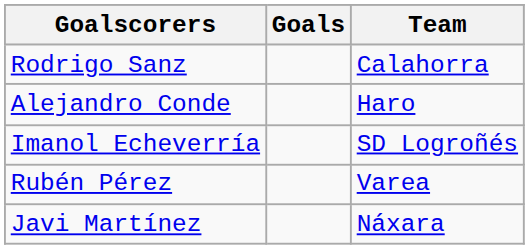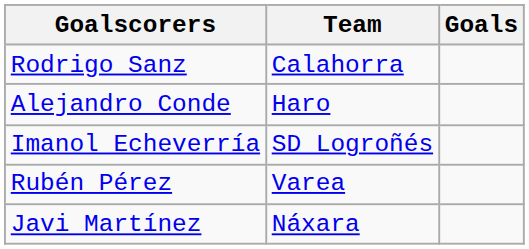columns swapped: (308, 25) <-> (437, 25)
